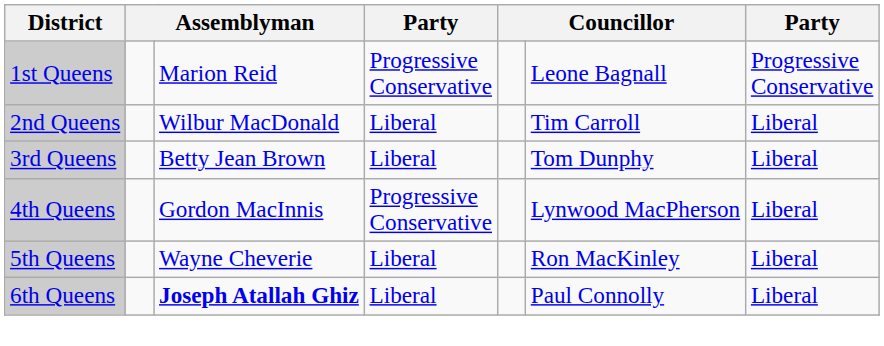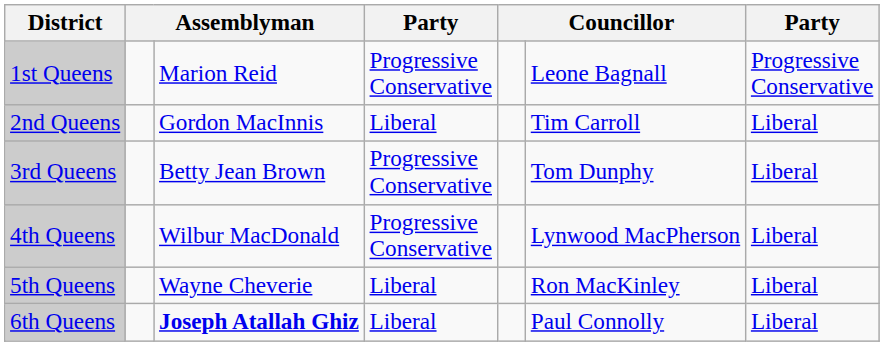(249, 122) Wilbur MacDonald -> (241, 122) Gordon MacInnis
(403, 159) Liberal -> (431, 172) Progressive Conservative
(241, 209) Gordon MacInnis -> (249, 235) Wilbur MacDonald
